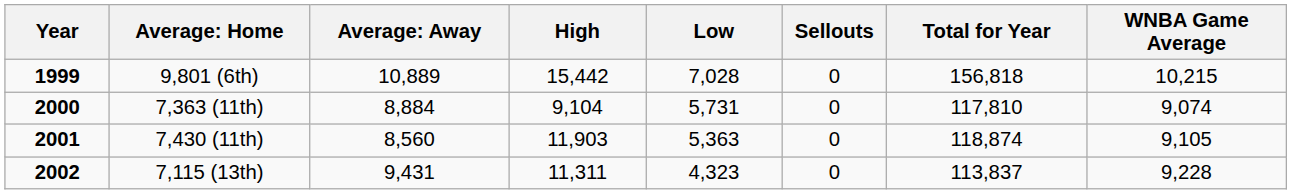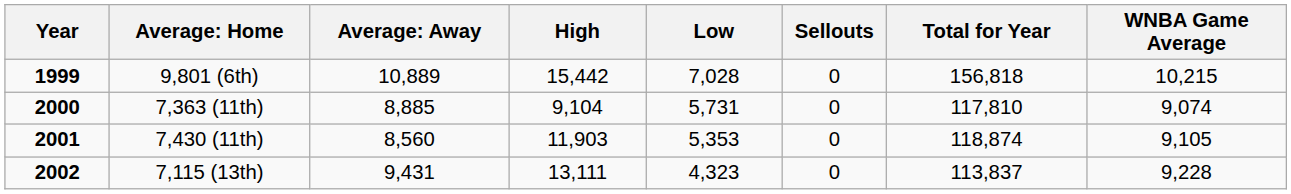(409, 107) 8,884 -> (409, 107) 8,885
(714, 140) 5,363 -> (714, 140) 5,353
(577, 172) 11,311 -> (577, 172) 13,111
